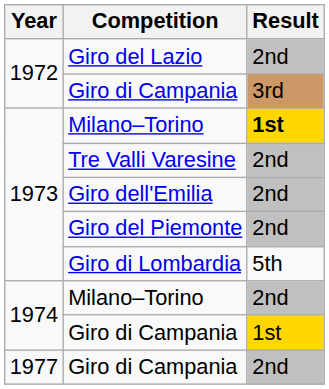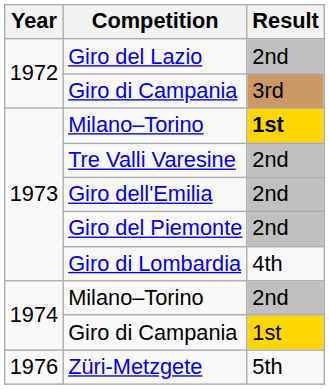(267, 263) 5th -> (267, 263) 4th
+ row: (34, 366)
- row: (34, 366)
